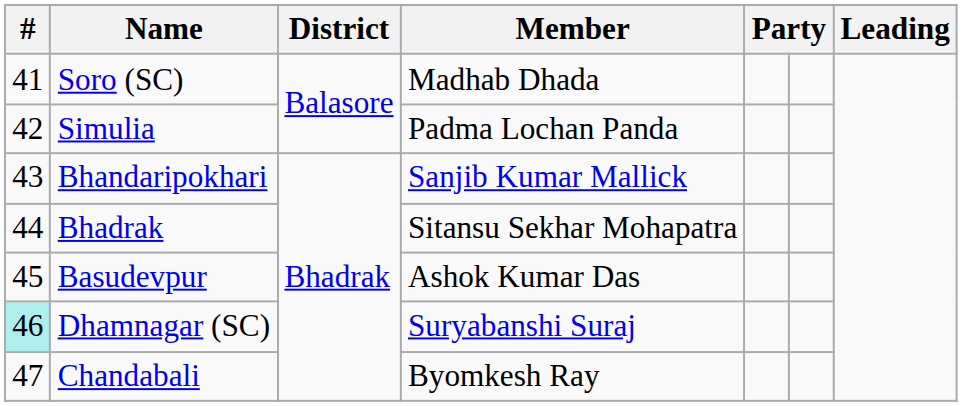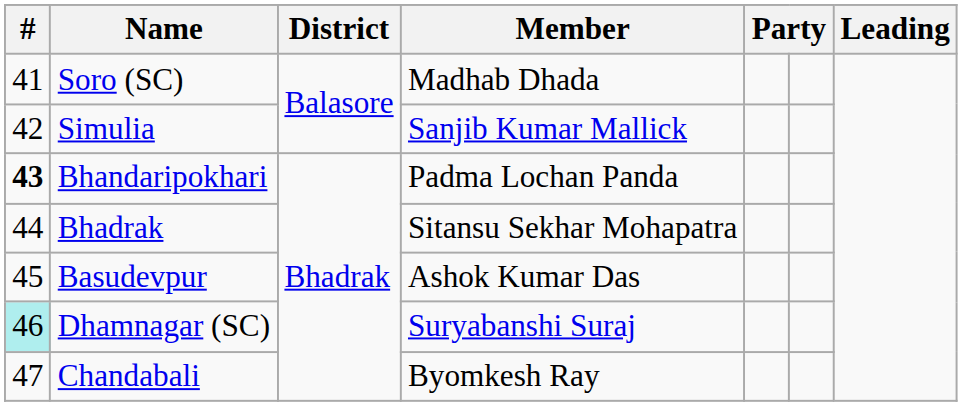(543, 128) Padma Lochan Panda -> (548, 128) Sanjib Kumar Mallick
(28, 177) normal -> (28, 177) bold
(548, 177) Sanjib Kumar Mallick -> (543, 177) Padma Lochan Panda
